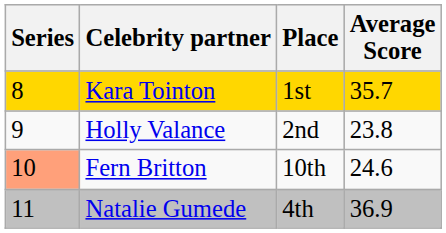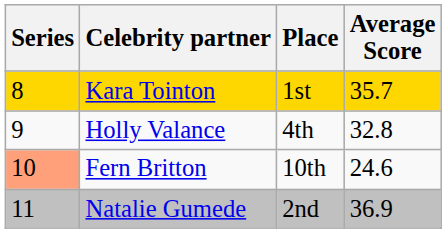(301, 129) 2nd -> (298, 129) 4th
(371, 129) 23.8 -> (371, 129) 32.8
(298, 208) 4th -> (301, 208) 2nd
